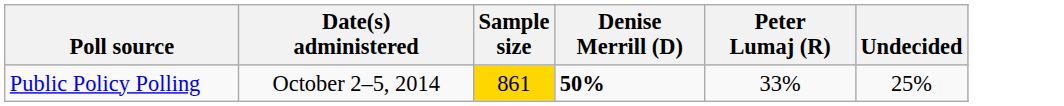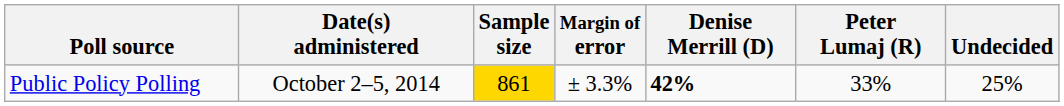+ column: (600, 36)
(582, 82) 50% -> (673, 82) 42%
